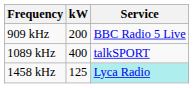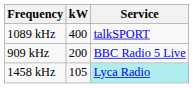rows swapped: (28, 33) <-> (31, 53)
(78, 72) 125 -> (78, 72) 105
